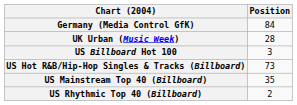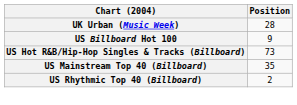- row: (126, 25)
(270, 53) 3 -> (270, 39) 9
